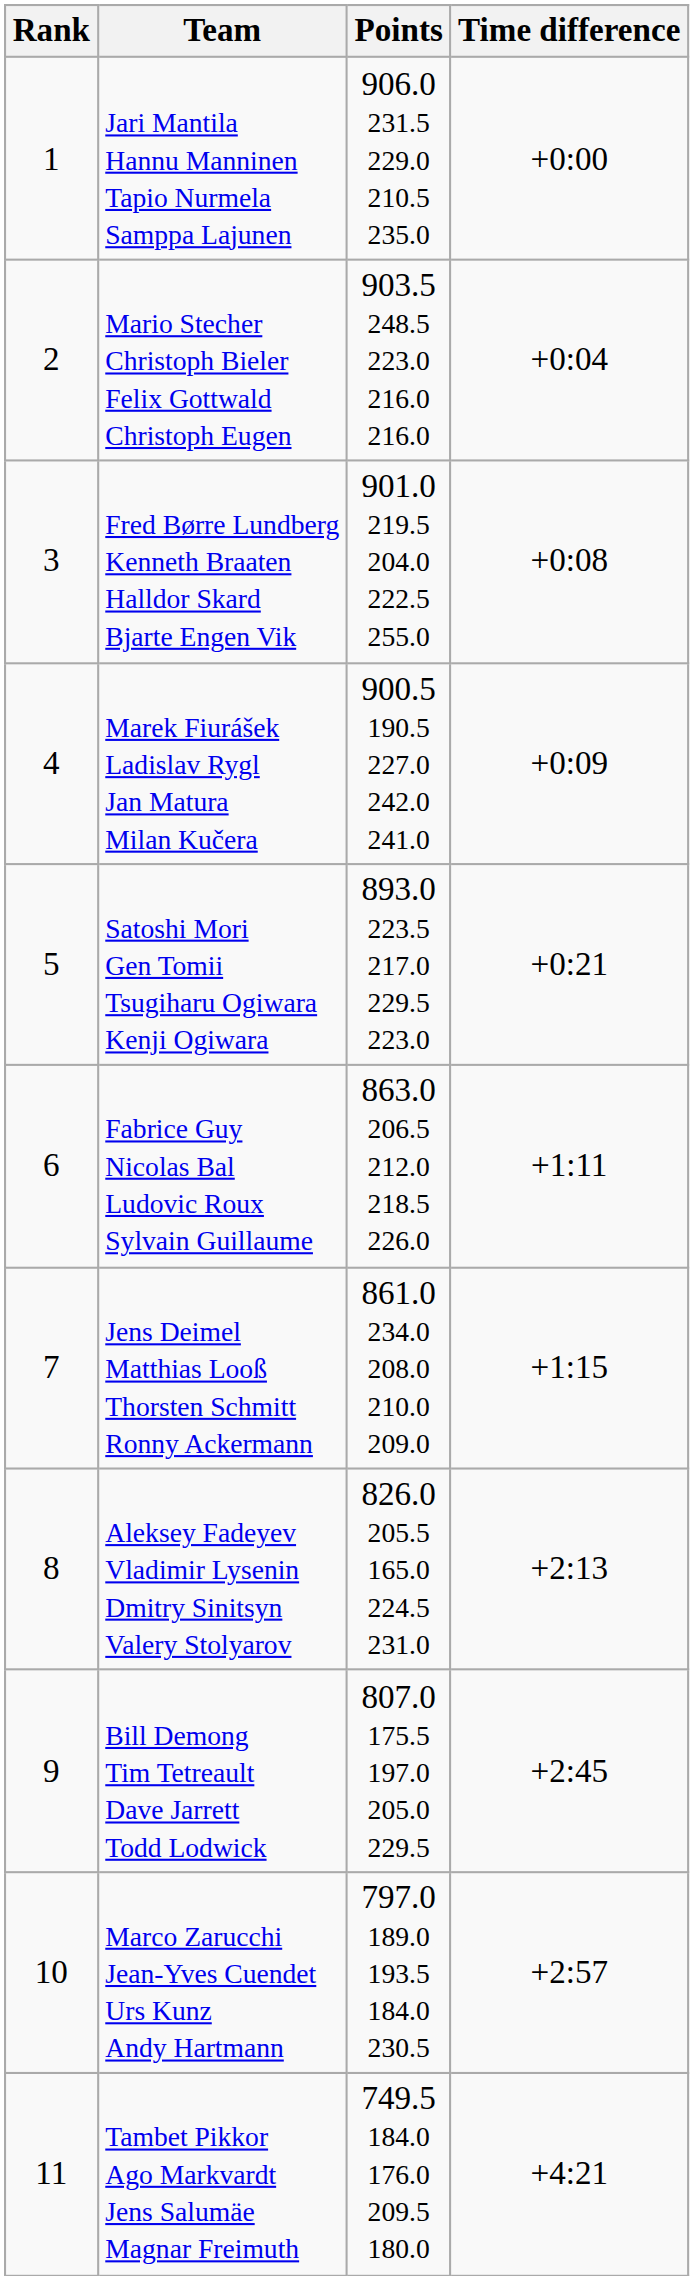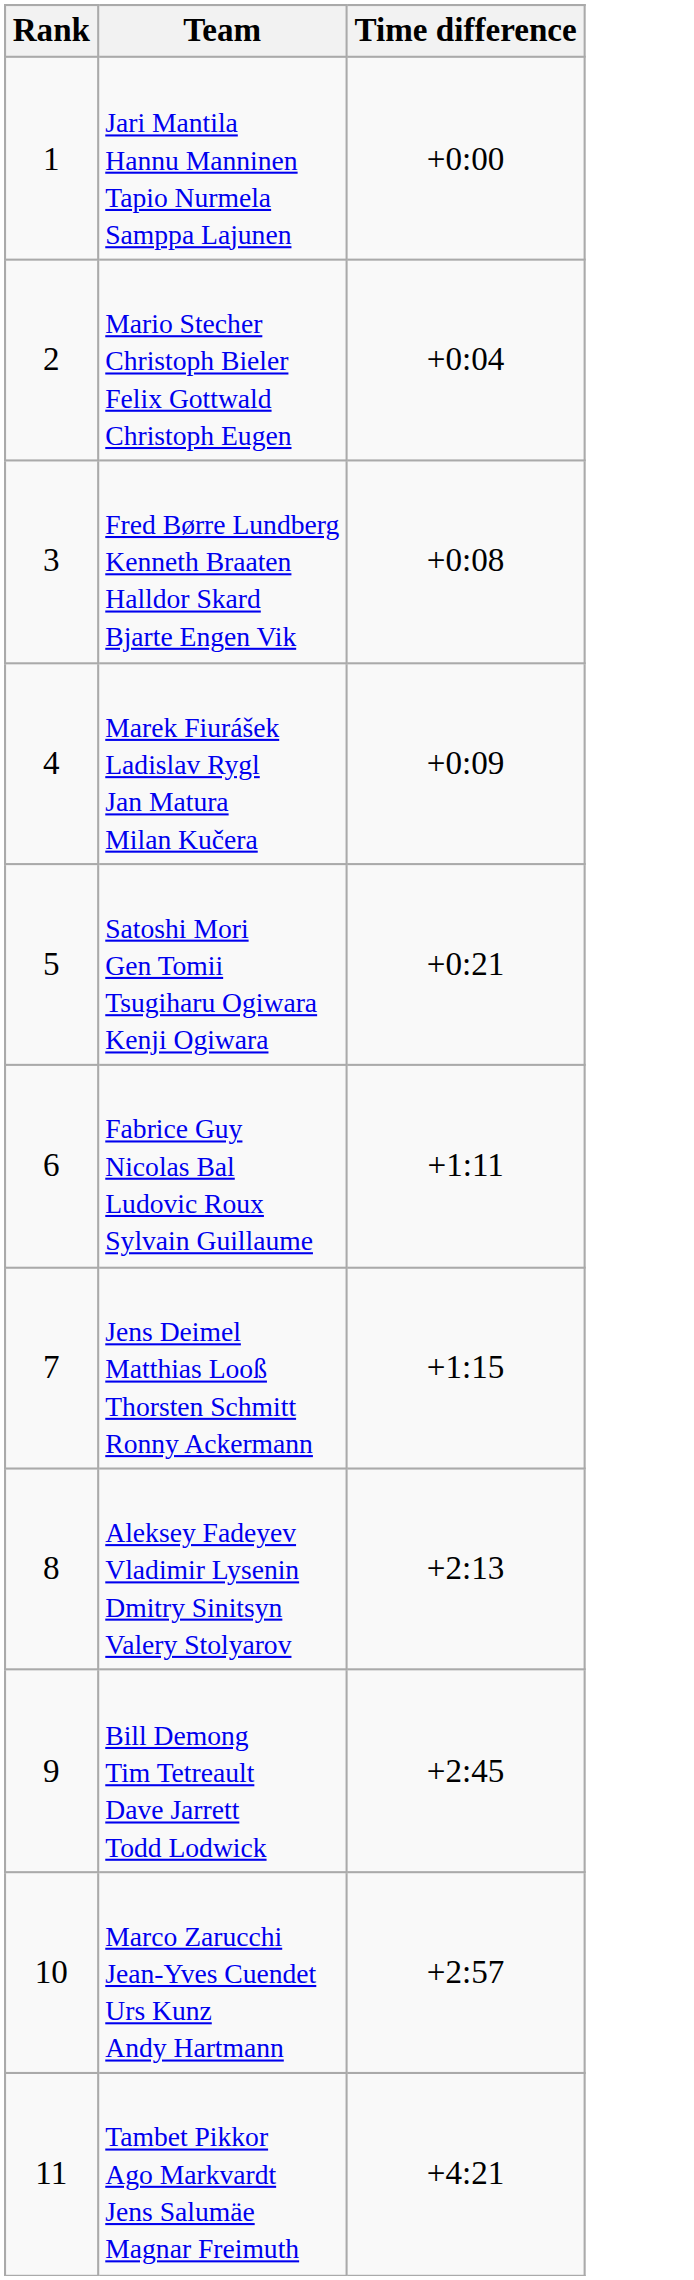- column: (399, 30)
